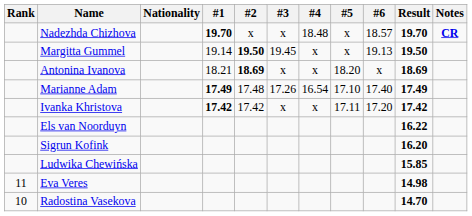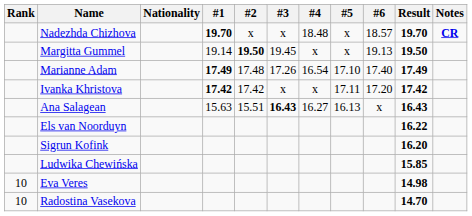- row: (83, 70)
+ row: (73, 107)
(21, 182) 11 -> (21, 182) 10
